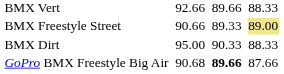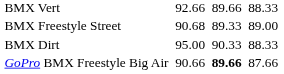(190, 26) 90.66 -> (190, 26) 90.68
(263, 26) khaki background -> (263, 26) no background
(190, 62) 90.68 -> (190, 62) 90.66
